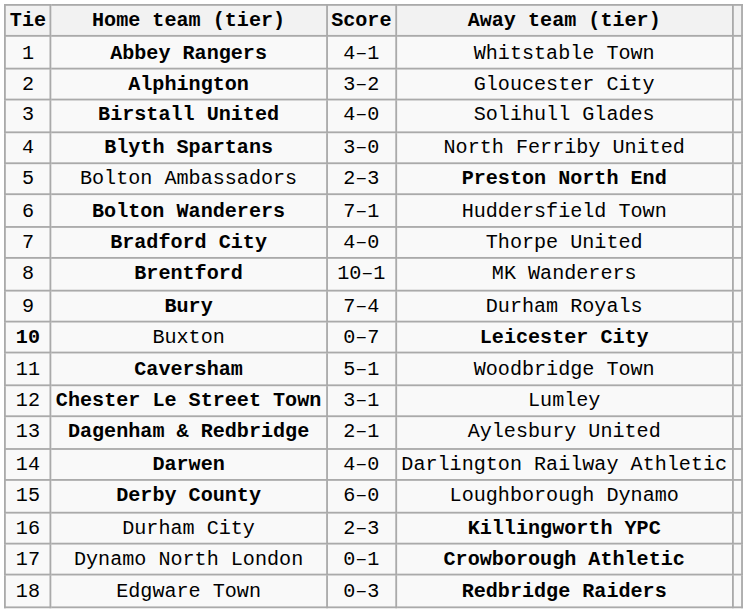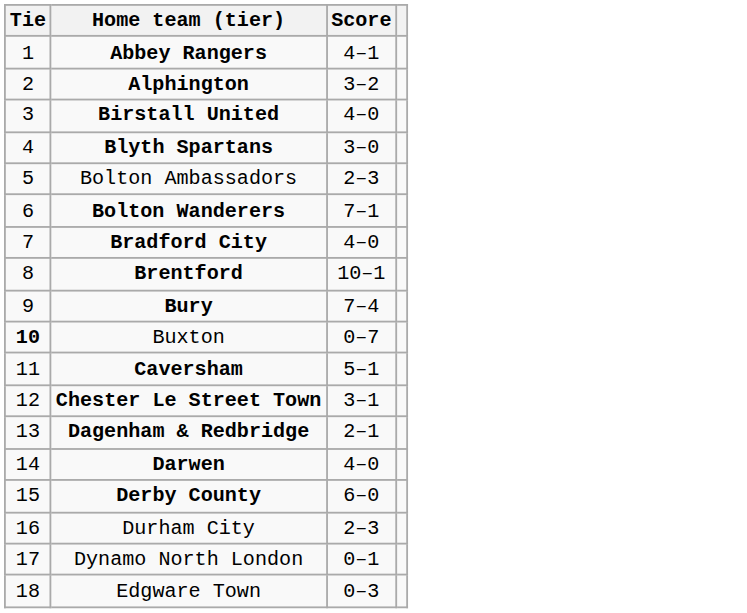- column: (564, 21)
